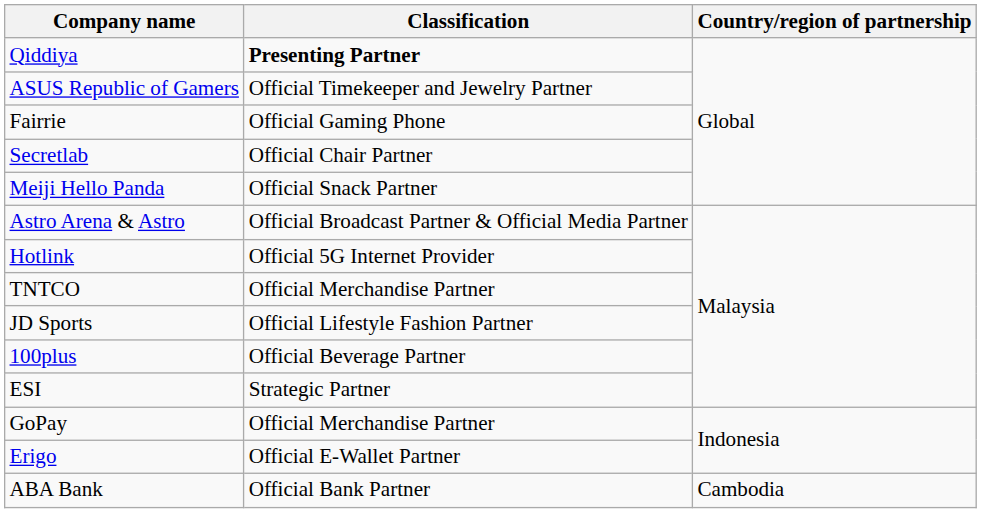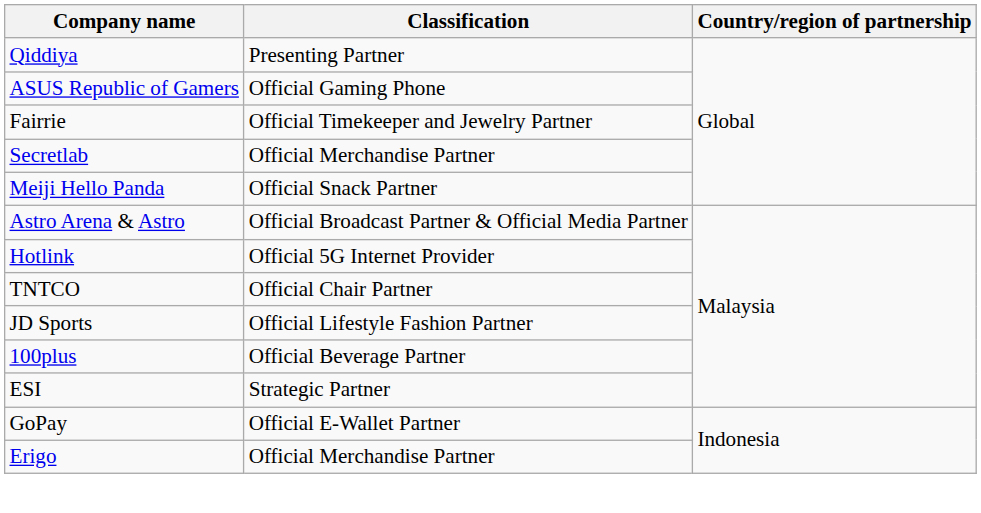(334, 54) bold -> (326, 54) normal
(420, 88) Official Timekeeper and Jewelry Partner -> (347, 88) Official Gaming Phone
(347, 121) Official Gaming Phone -> (420, 121) Official Timekeeper and Jewelry Partner
(341, 155) Official Chair Partner -> (372, 155) Official Merchandise Partner
(372, 289) Official Merchandise Partner -> (341, 289) Official Chair Partner
(372, 423) Official Merchandise Partner -> (354, 423) Official E-Wallet Partner
(354, 456) Official E-Wallet Partner -> (372, 456) Official Merchandise Partner
- row: (56, 490)
